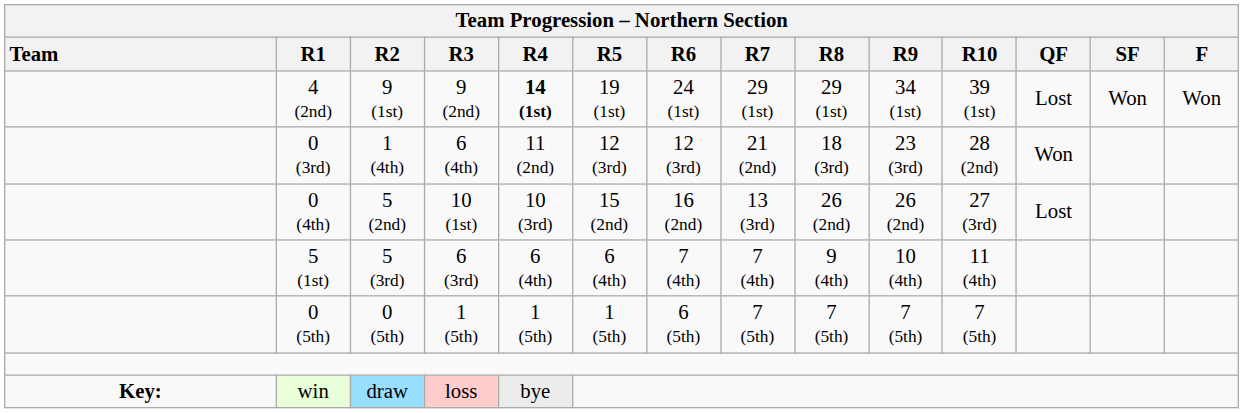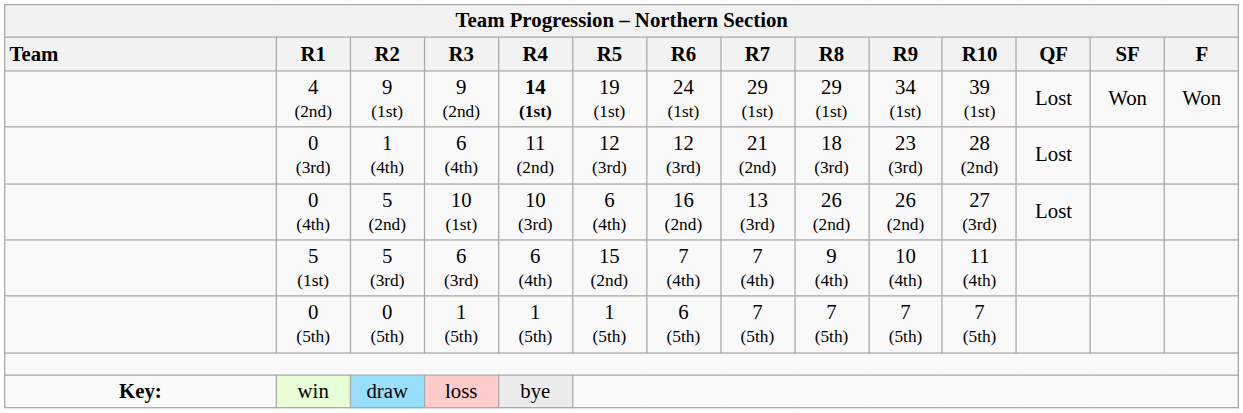(1054, 155) Won -> (1054, 155) Lost
(609, 211) 15 (2nd) -> (609, 211) 6 (4th)
(609, 267) 6 (4th) -> (609, 267) 15 (2nd)
